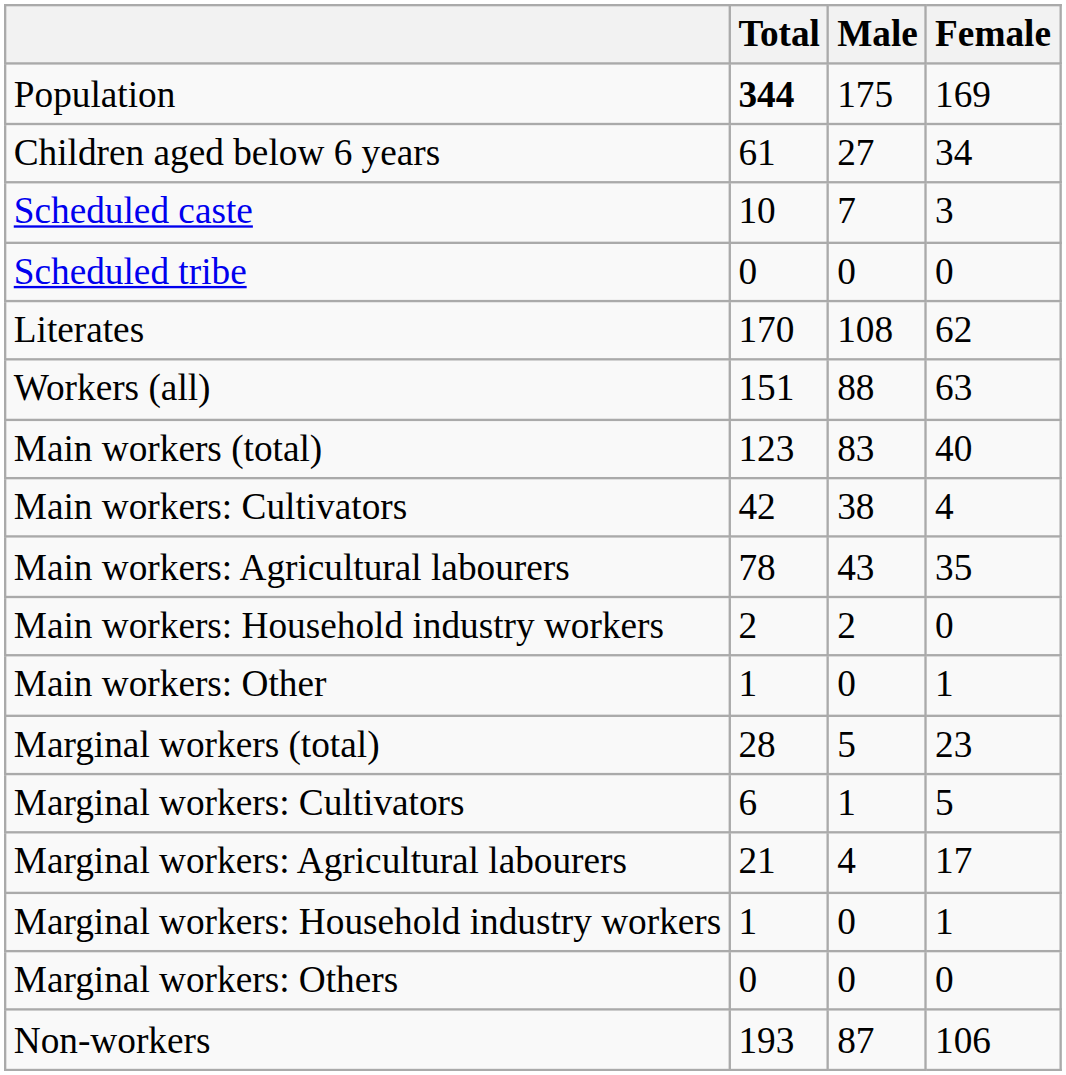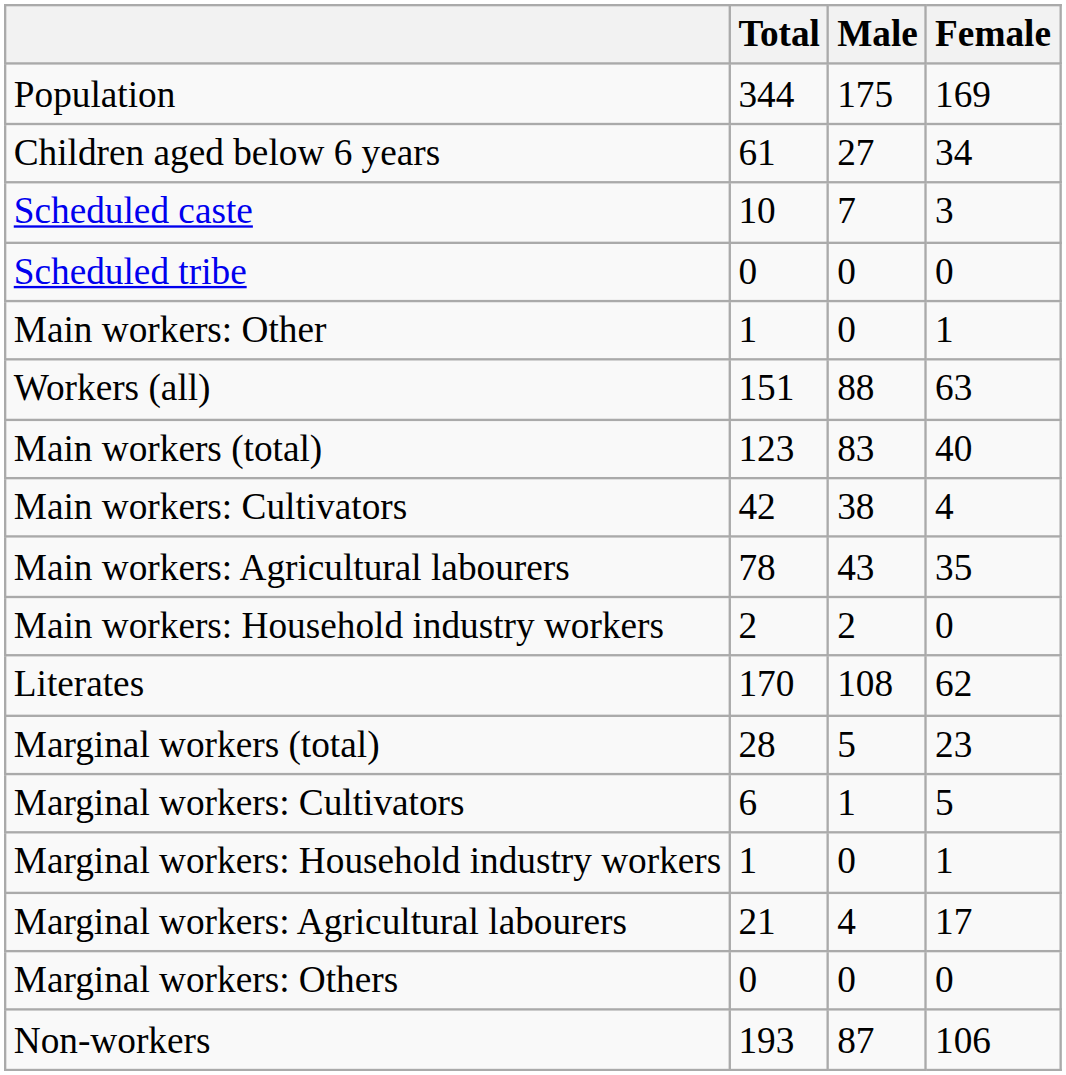(766, 93) bold -> (766, 93) normal
rows swapped: (79, 329) <-> (170, 684)
rows swapped: (320, 861) <-> (368, 920)
